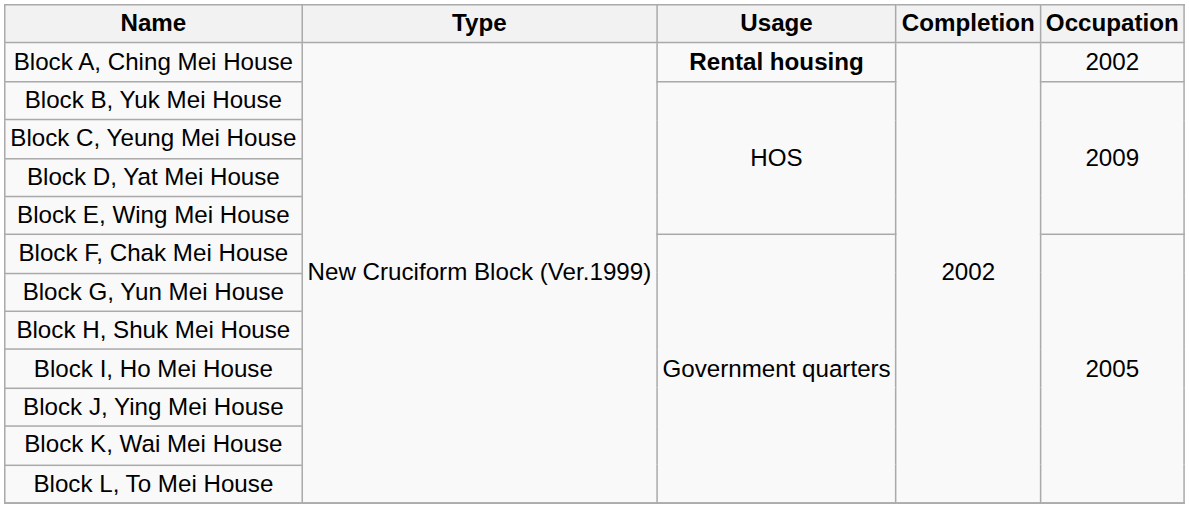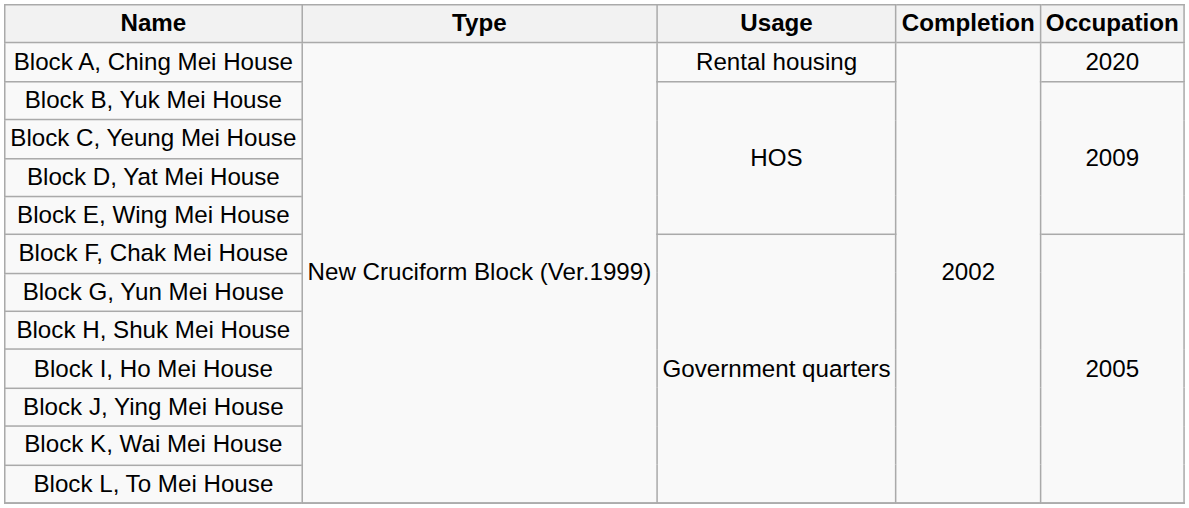(777, 61) bold -> (777, 61) normal
(1112, 61) 2002 -> (1112, 61) 2020
